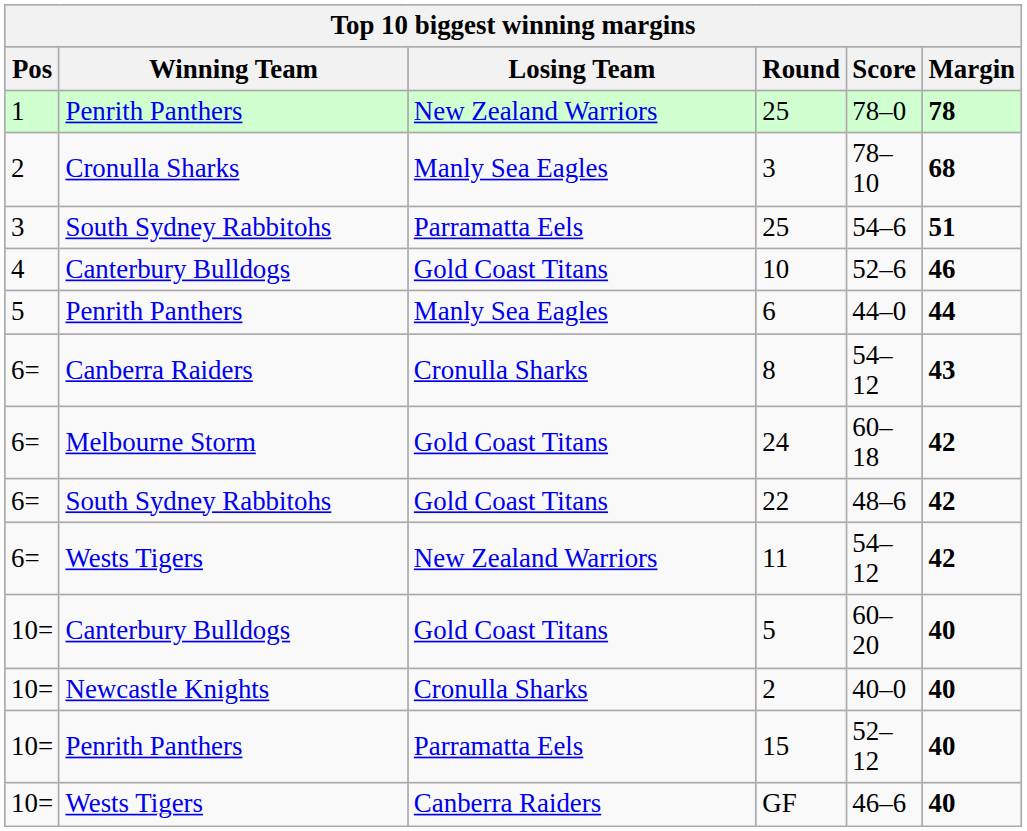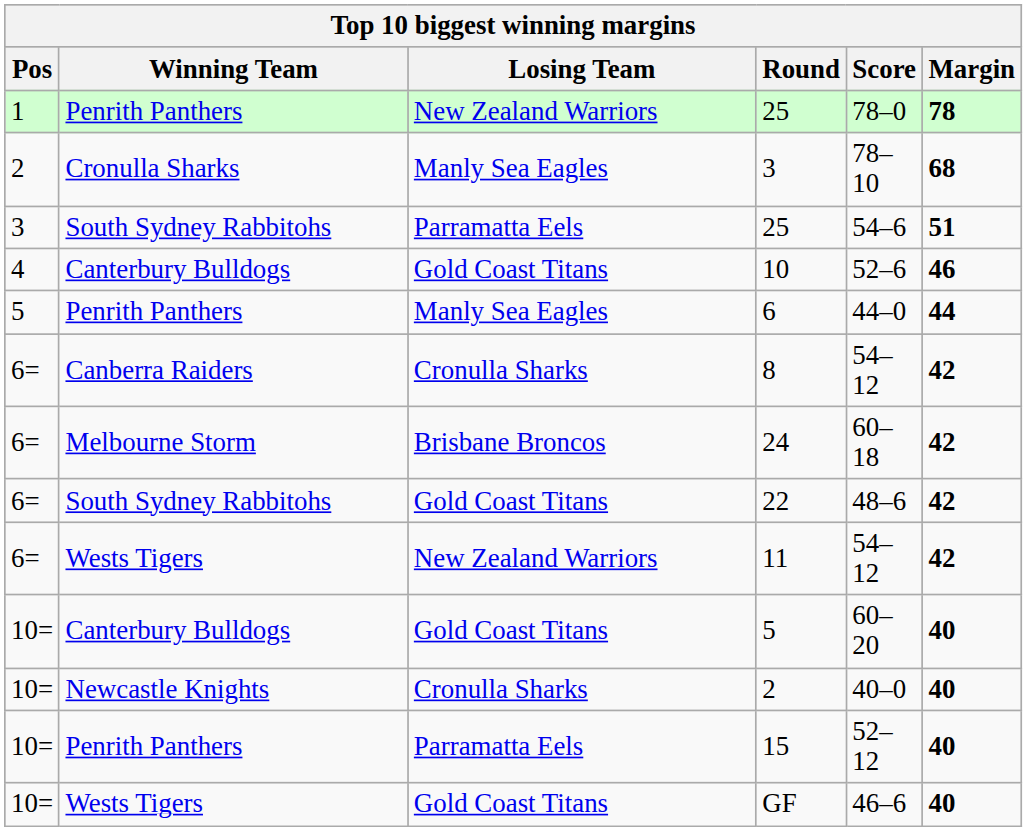(942, 369) 43 -> (942, 369) 42
(511, 442) Gold Coast Titans -> (510, 442) Brisbane Broncos
(508, 804) Canberra Raiders -> (511, 804) Gold Coast Titans
